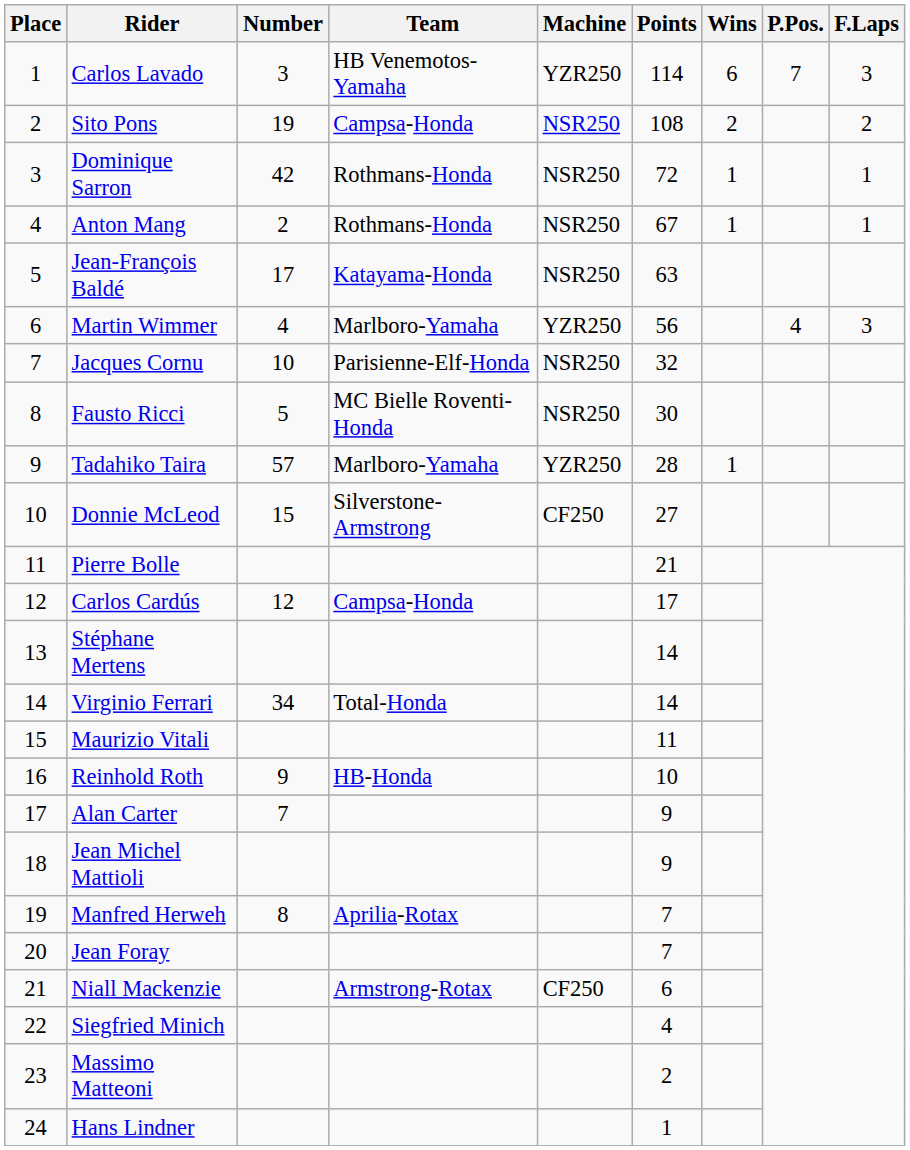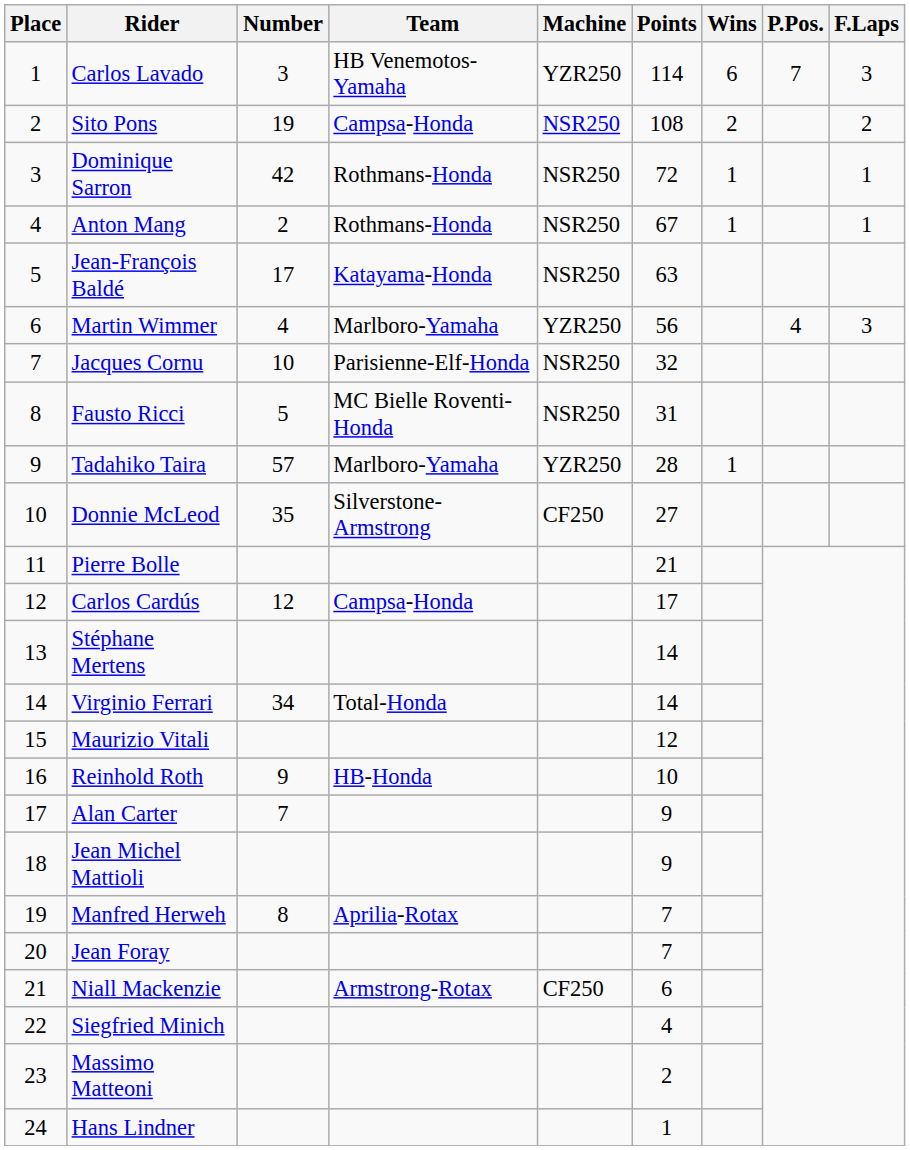(667, 413) 30 -> (667, 413) 31
(283, 514) 15 -> (283, 514) 35
(667, 739) 11 -> (667, 739) 12
